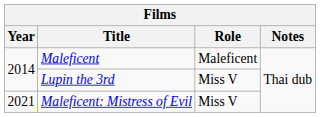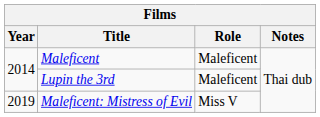(218, 79) Miss V -> (228, 79) Maleficent
(21, 101) 2021 -> (21, 101) 2019
